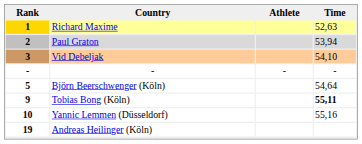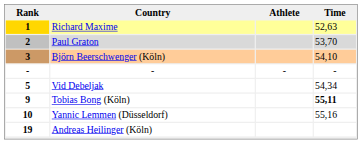(326, 42) 53,94 -> (326, 42) 53,70
(78, 56) Vid Debeljak -> (108, 56) Björn Beerschwenger (Köln)
(108, 85) Björn Beerschwenger (Köln) -> (78, 85) Vid Debeljak
(326, 85) 54,64 -> (326, 85) 54,34
